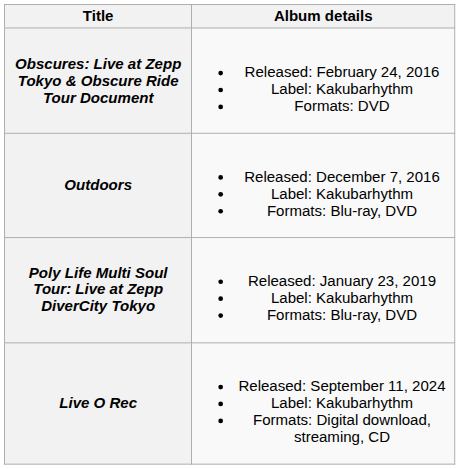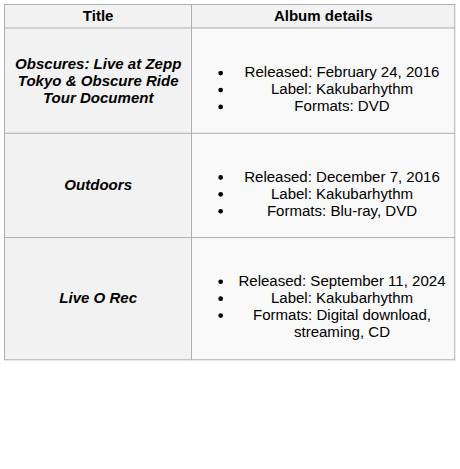- row: (98, 290)
